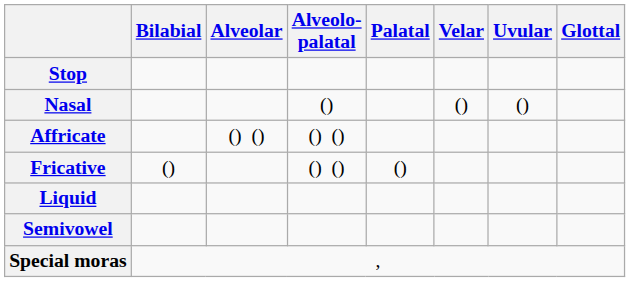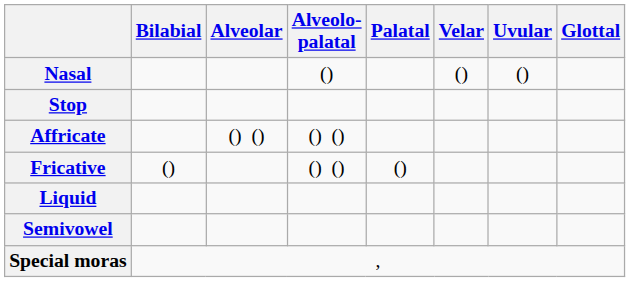rows swapped: (68, 104) <-> (68, 73)
